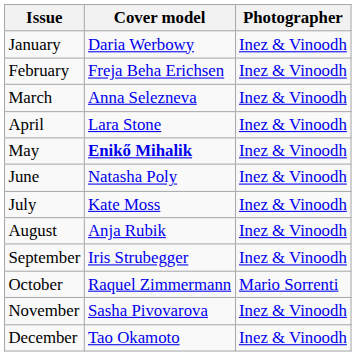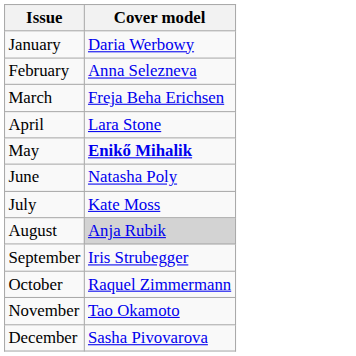- column: (293, 17)
(156, 71) Freja Beha Erichsen -> (142, 71) Anna Selezneva
(142, 97) Anna Selezneva -> (156, 97) Freja Beha Erichsen
(127, 230) no background -> (127, 230) lightgrey background
(148, 310) Sasha Pivovarova -> (134, 310) Tao Okamoto
(134, 337) Tao Okamoto -> (148, 337) Sasha Pivovarova
